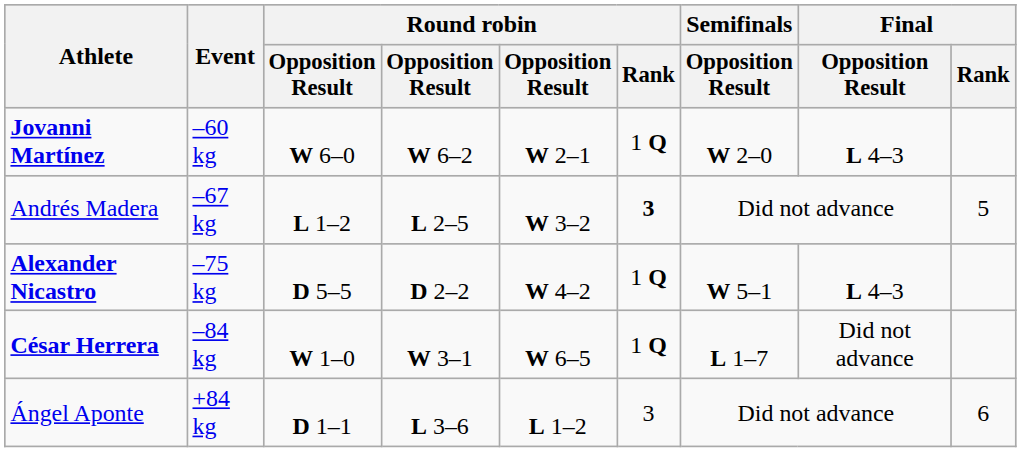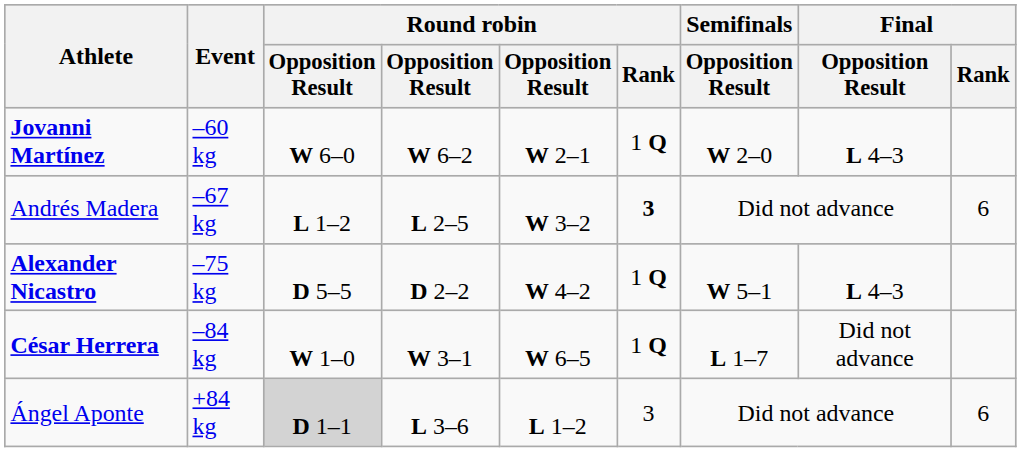(983, 209) 5 -> (983, 209) 6
(322, 426) no background -> (322, 426) lightgrey background
